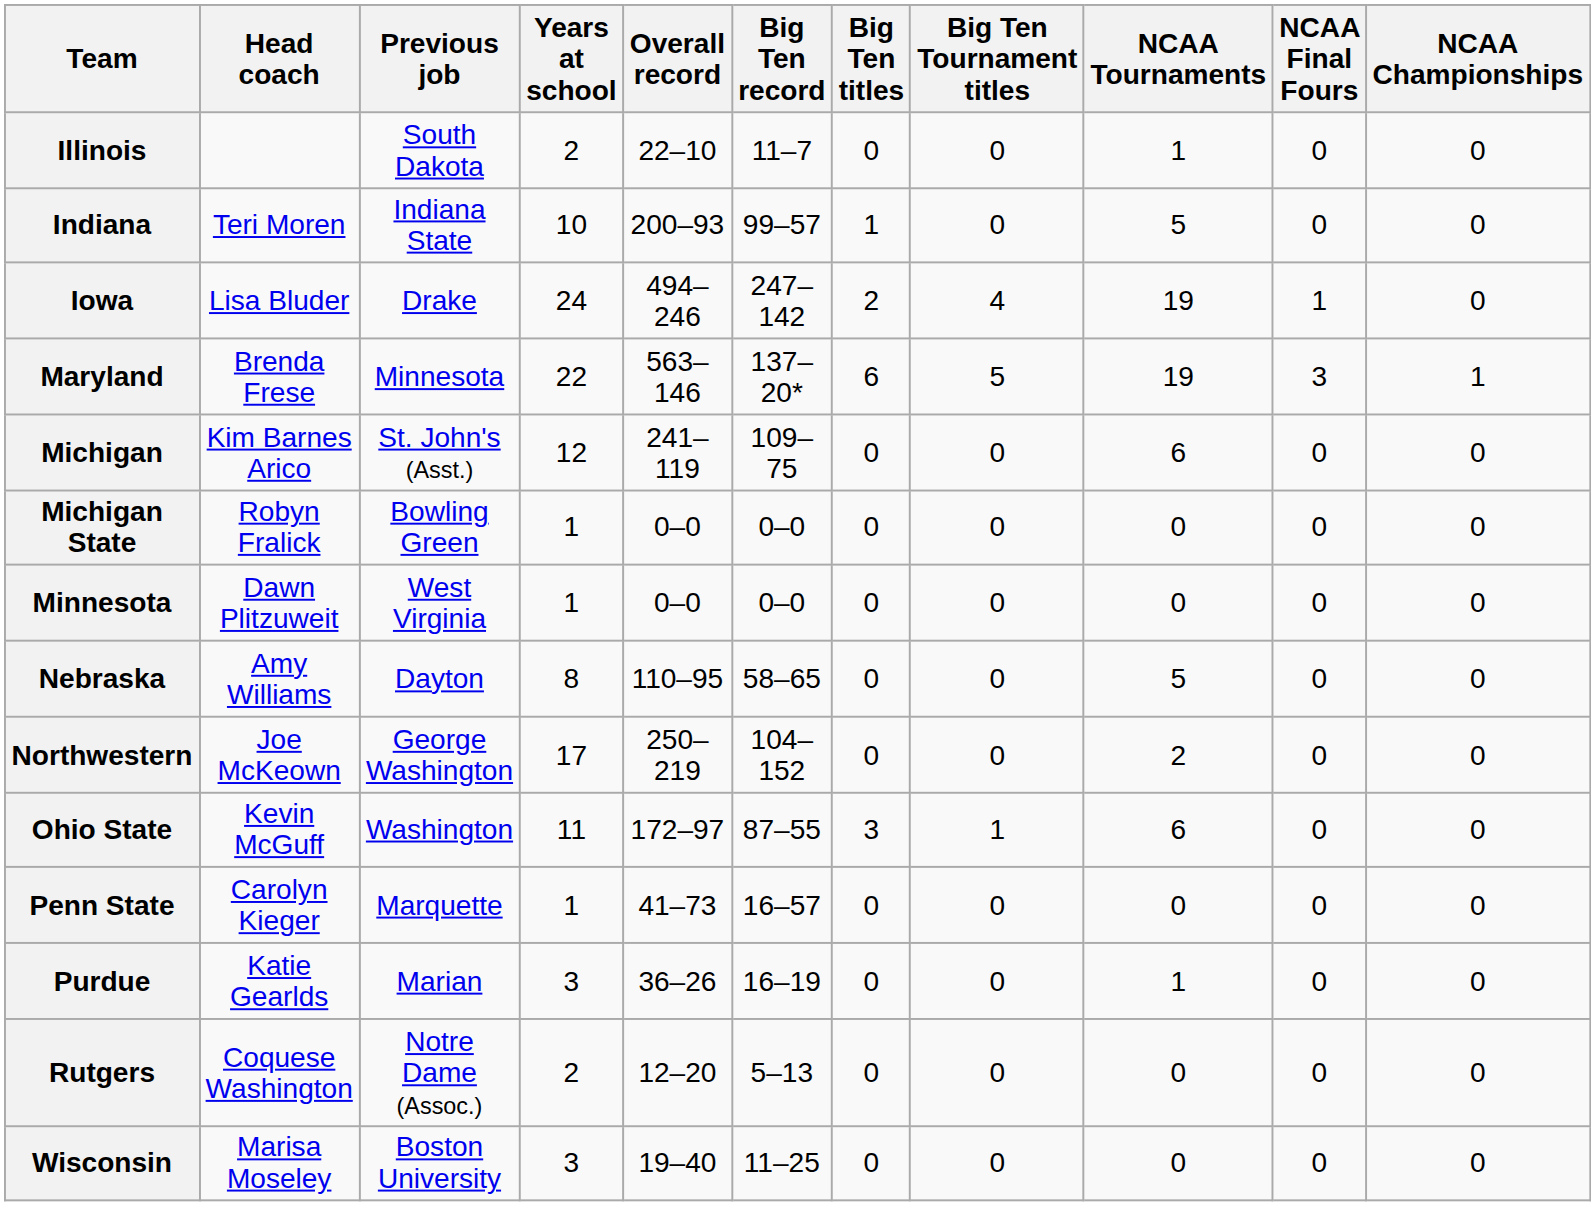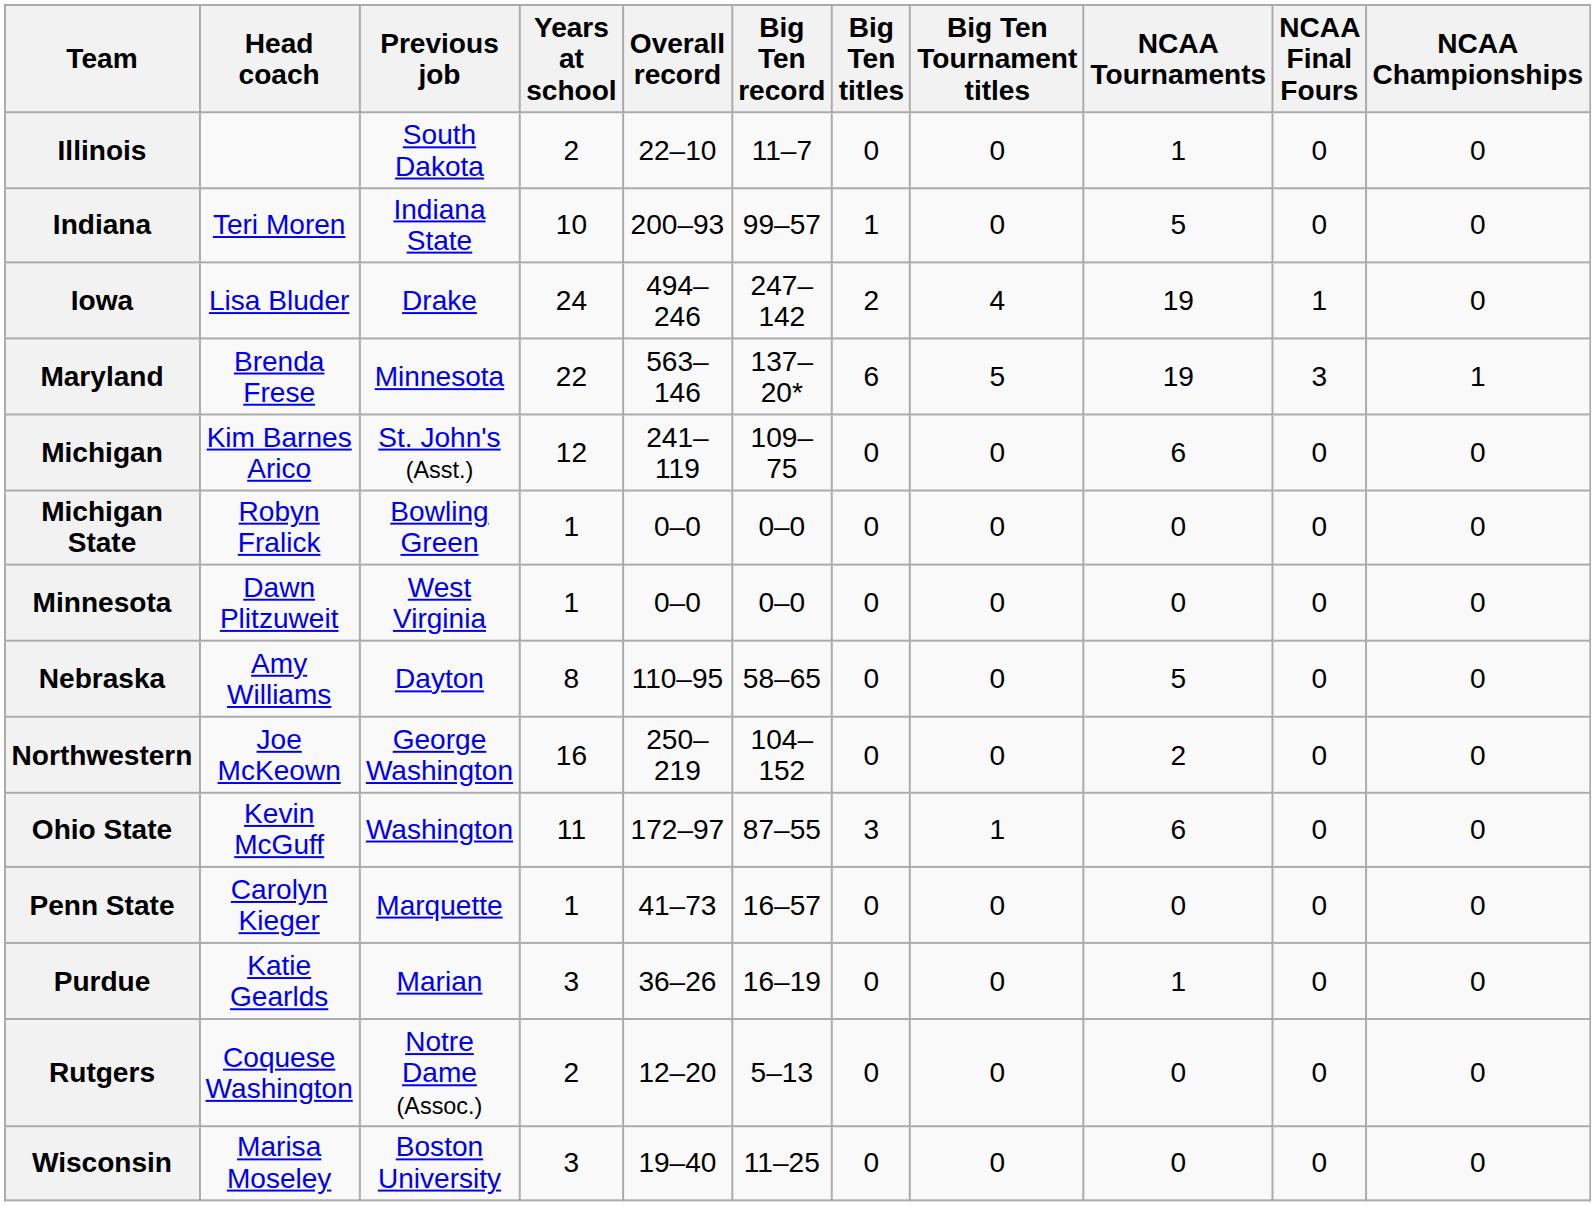(571, 754) 17 -> (571, 754) 16
